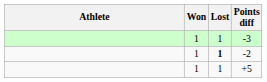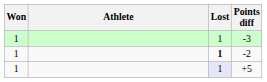columns swapped: (94, 17) <-> (196, 17)
(220, 69) no background -> (220, 69) lavender background
